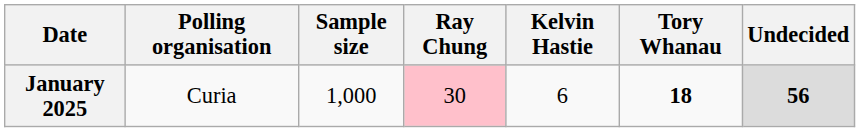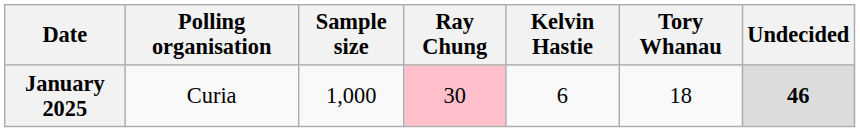(681, 95) bold -> (681, 95) normal
(798, 95) 56 -> (798, 95) 46
